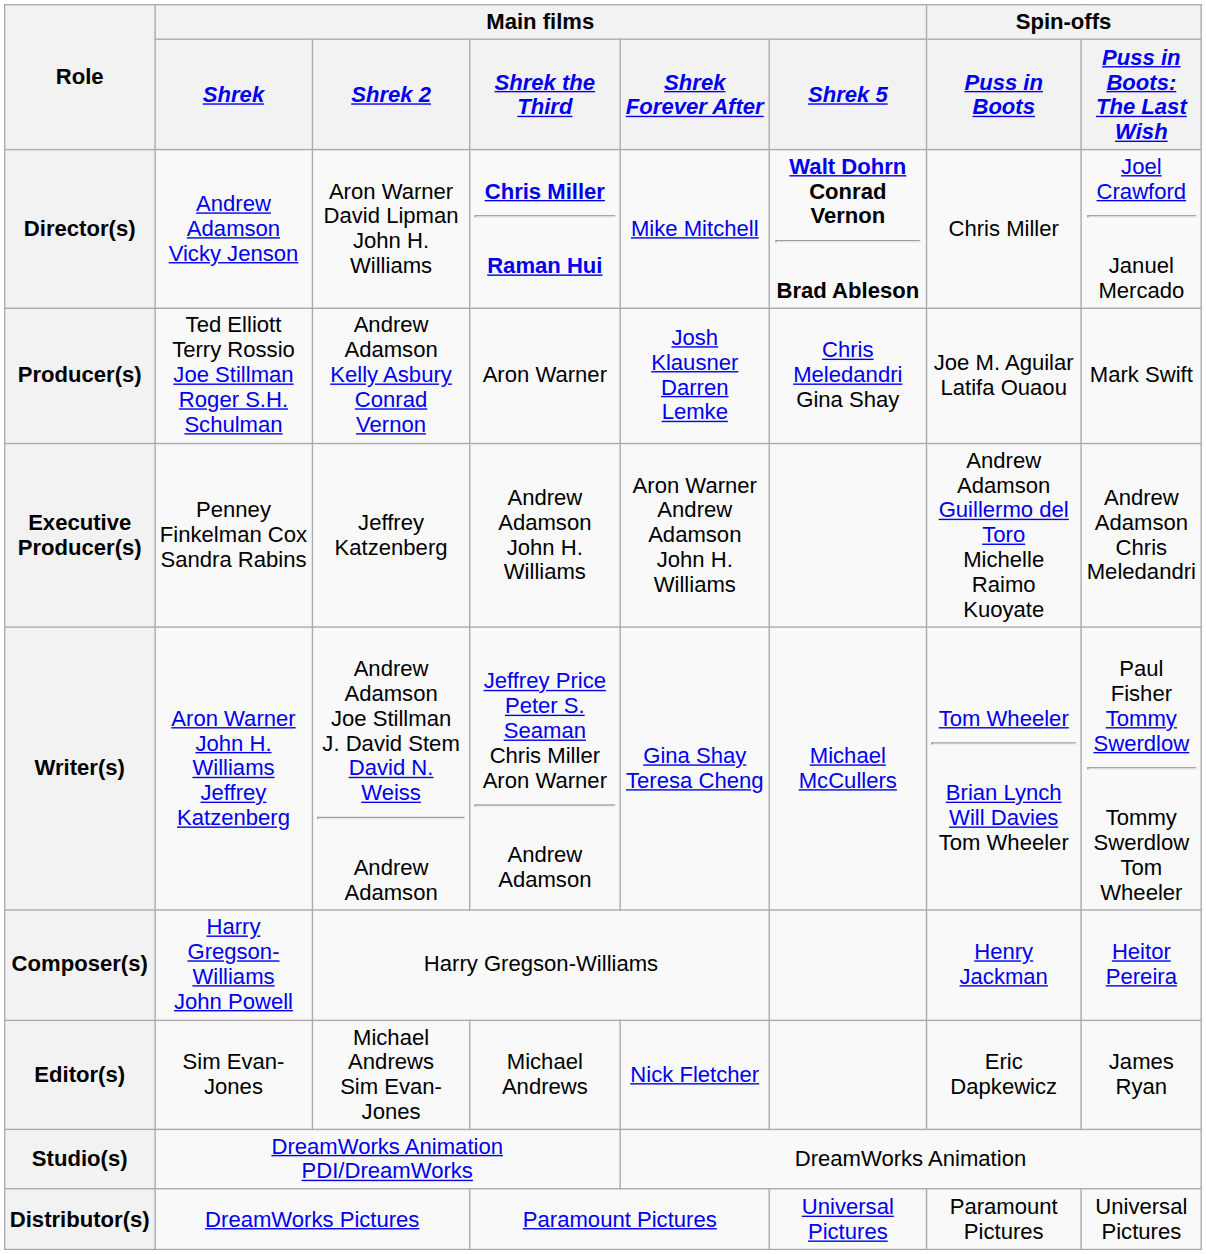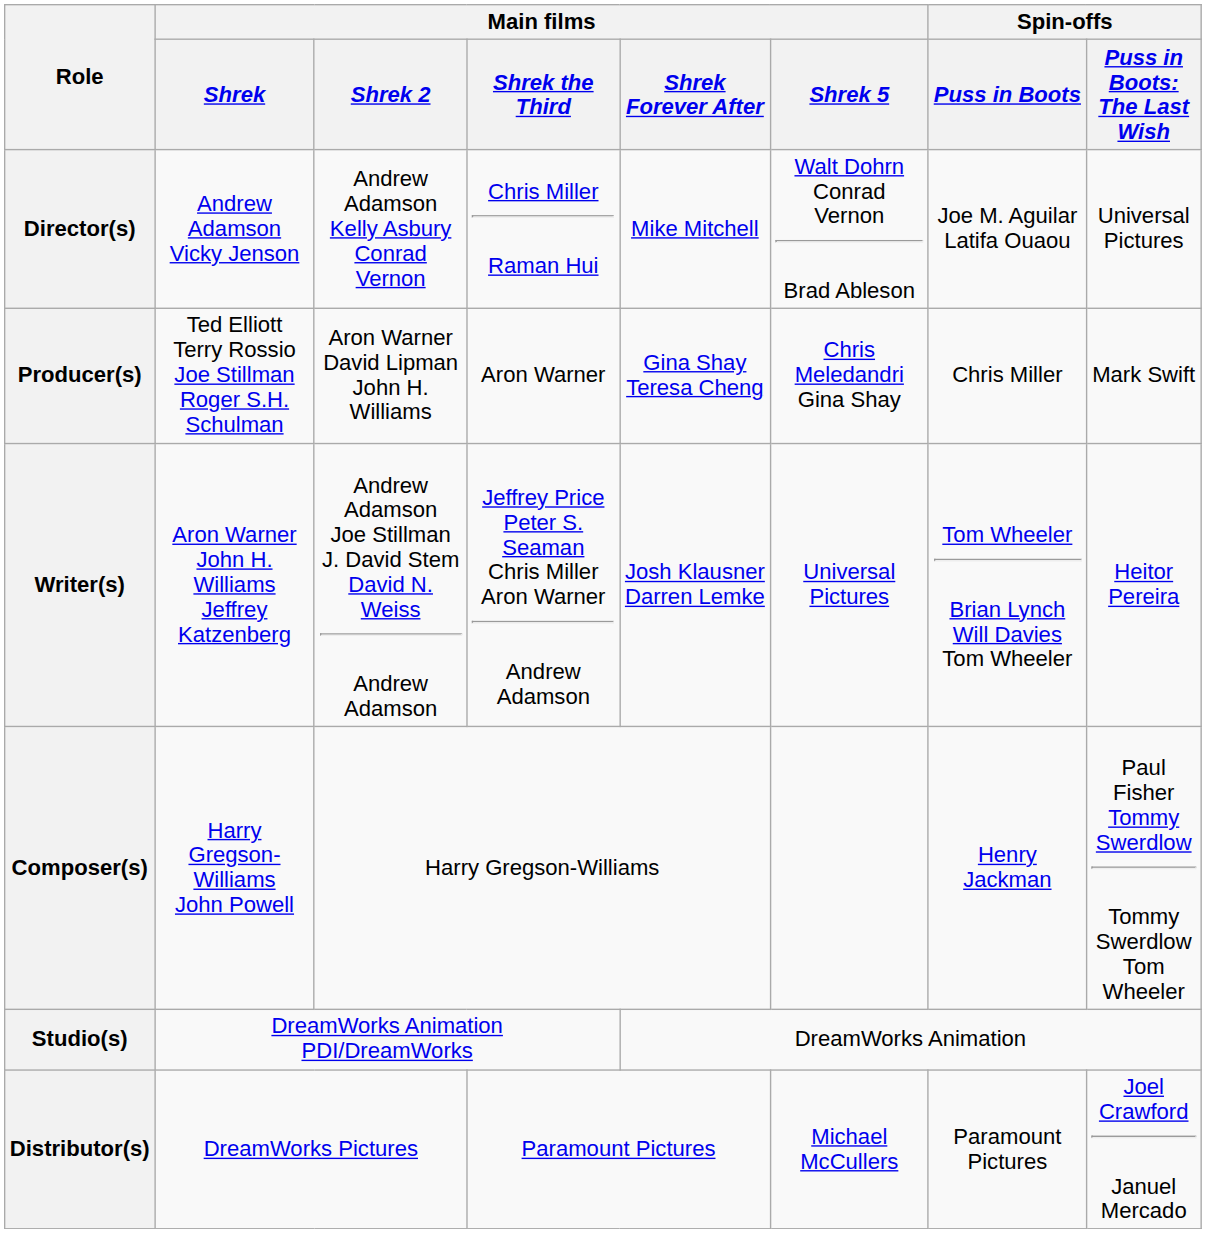(391, 228) Aron Warner David Lipman John H. Williams -> (391, 228) Andrew Adamson Kelly Asbury Conrad Vernon
(545, 228) bold -> (543, 228) normal
(848, 228) bold -> (849, 228) normal
(1004, 228) Chris Miller -> (1007, 228) Joe M. Aguilar Latifa Ouaou
(1141, 228) Joel Crawford Januel Mercado -> (1144, 228) Universal Pictures
(391, 375) Andrew Adamson Kelly Asbury Conrad Vernon -> (391, 375) Aron Warner David Lipman John H. Williams
(695, 375) Josh Klausner Darren Lemke -> (695, 375) Gina Shay Teresa Cheng
(1004, 375) Joe M. Aguilar Latifa Ouaou -> (1007, 375) Chris Miller
- row: (80, 534)
(695, 768) Gina Shay Teresa Cheng -> (695, 584) Josh Klausner Darren Lemke
(848, 768) Michael McCullers -> (849, 584) Universal Pictures
(1141, 780) Paul Fisher Tommy Swerdlow Tommy Swerdlow Tom Wheeler -> (1144, 584) Heitor Pereira
(1141, 964) Heitor Pereira -> (1144, 880) Paul Fisher Tommy Swerdlow Tommy Swerdlow Tom Wheeler
- row: (80, 1074)
(848, 1218) Universal Pictures -> (849, 1148) Michael McCullers
(1141, 1218) Universal Pictures -> (1144, 1148) Joel Crawford Januel Mercado
